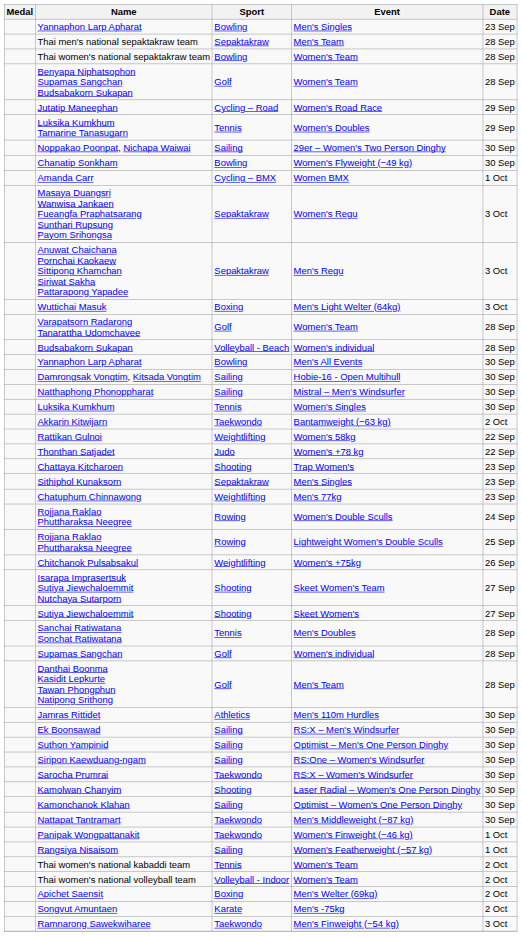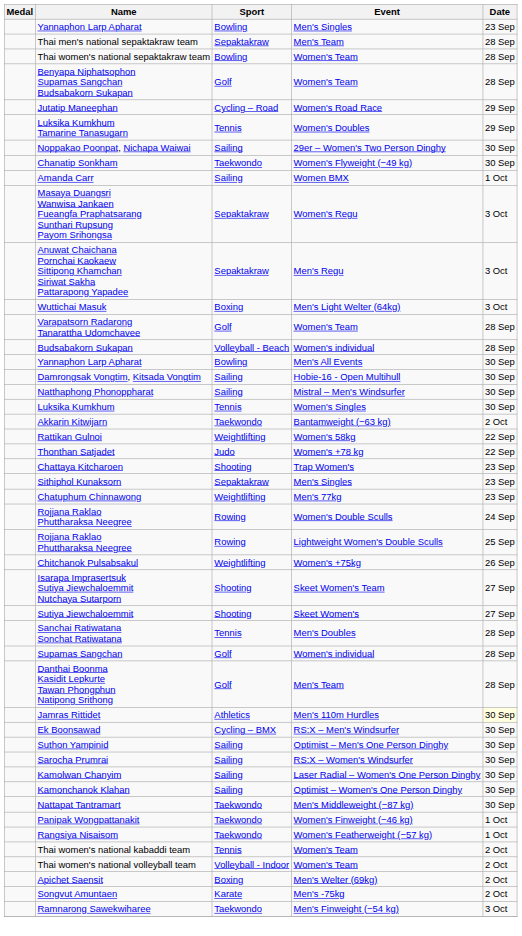(231, 163) Bowling -> (238, 163) Taekwondo
(245, 178) Cycling – BMX -> (229, 178) Sailing
(500, 715) no background -> (500, 715) lightyellow background
(229, 730) Sailing -> (245, 730) Cycling – BMX
- row: (92, 760)
(238, 775) Taekwondo -> (229, 760) Sailing
(233, 790) Shooting -> (229, 775) Sailing
(229, 849) Sailing -> (238, 834) Taekwondo
